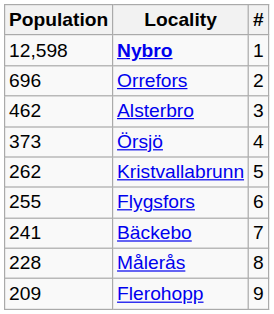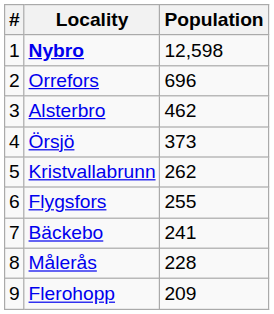columns swapped: (258, 19) <-> (59, 19)
